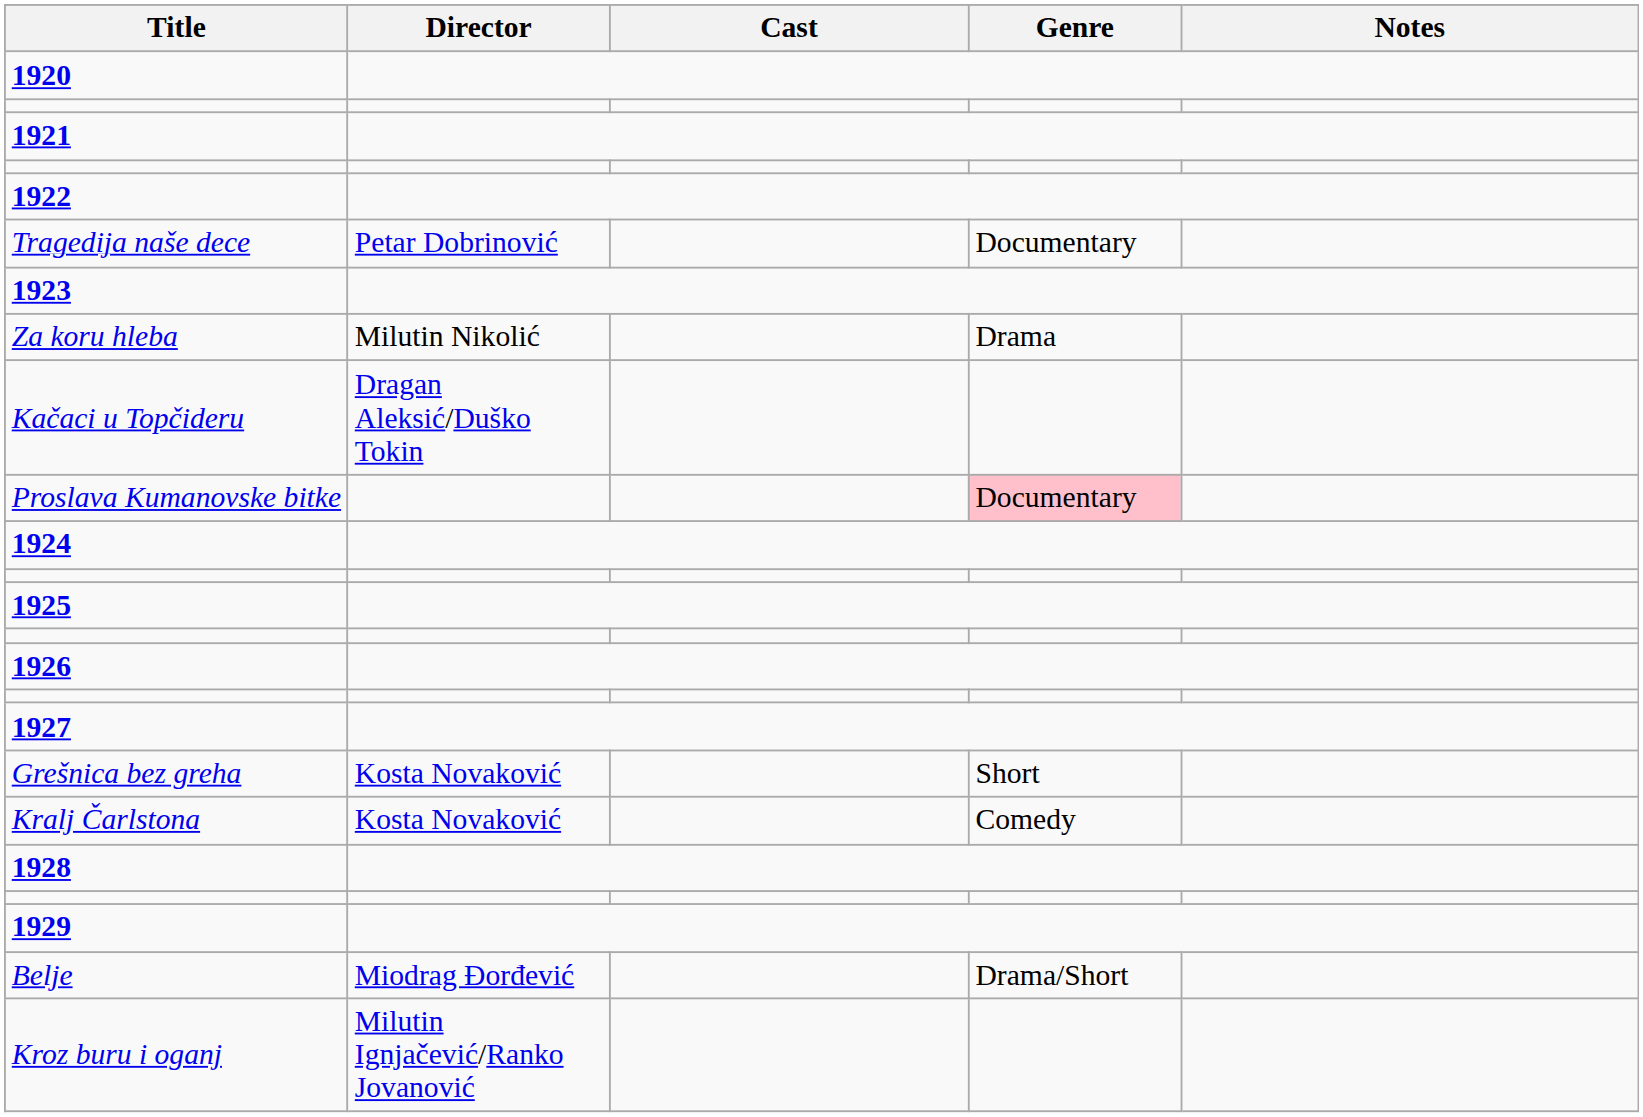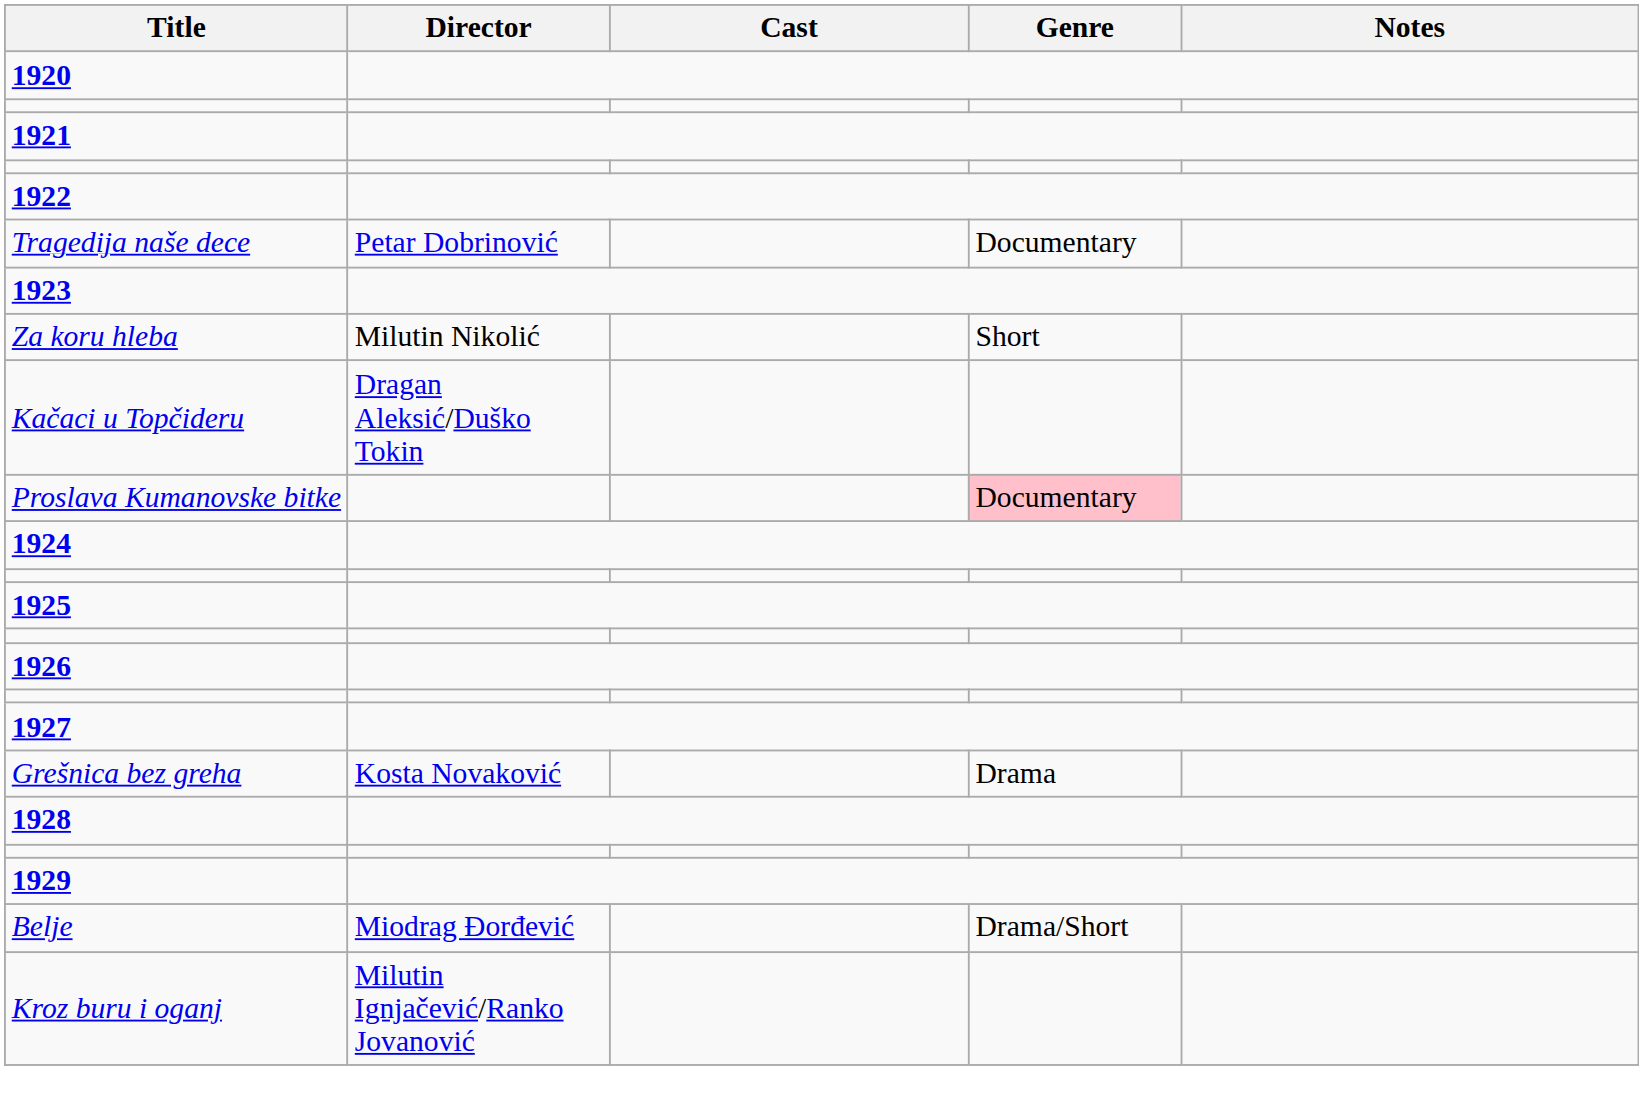(1016, 336) Drama -> (1008, 336) Short
(1008, 773) Short -> (1016, 773) Drama
- row: (106, 820)
